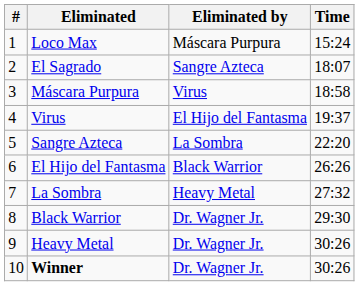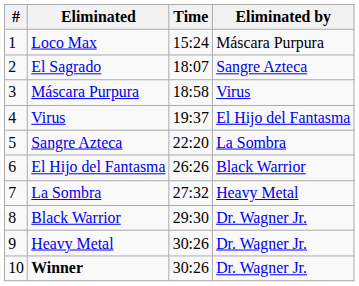columns swapped: (240, 17) <-> (332, 17)
